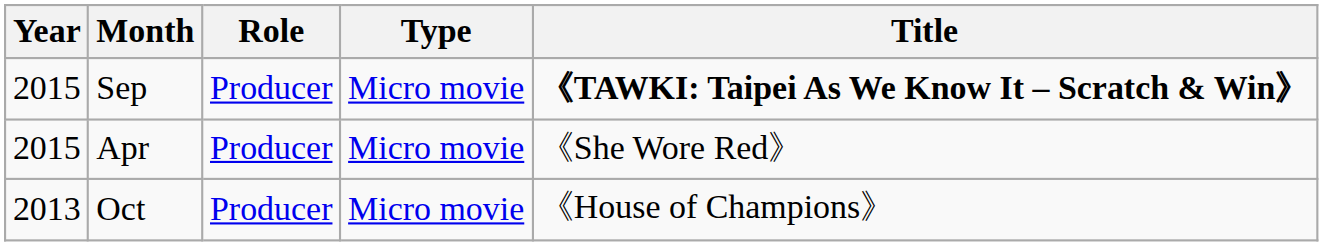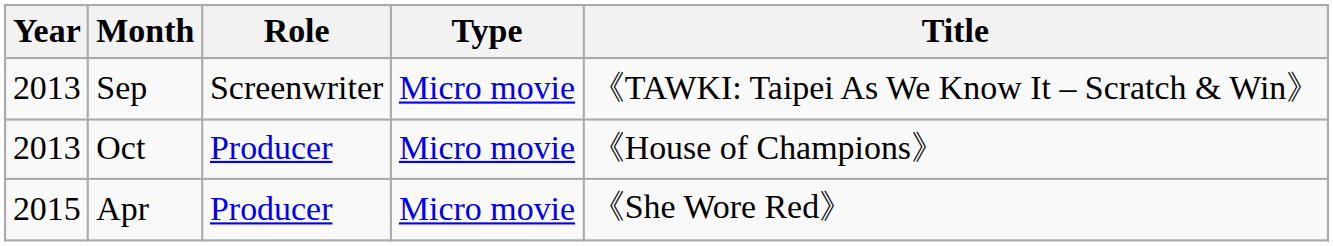(47, 88) 2015 -> (47, 88) 2013
(271, 88) Producer -> (297, 88) Screenwriter
(925, 87) bold -> (955, 87) normal
rows swapped: (121, 208) <-> (123, 148)
